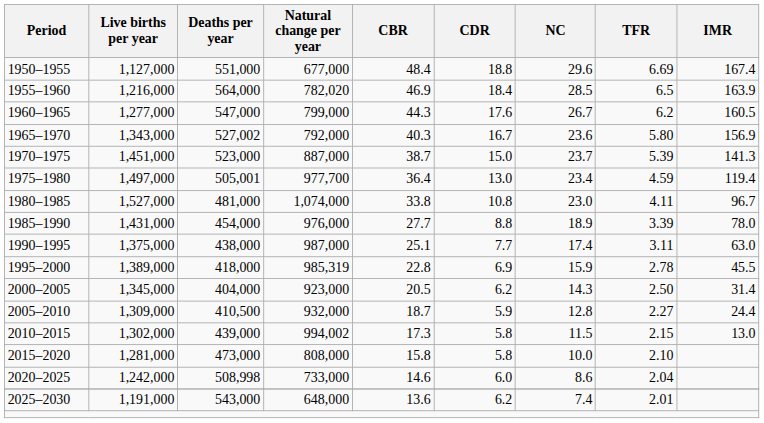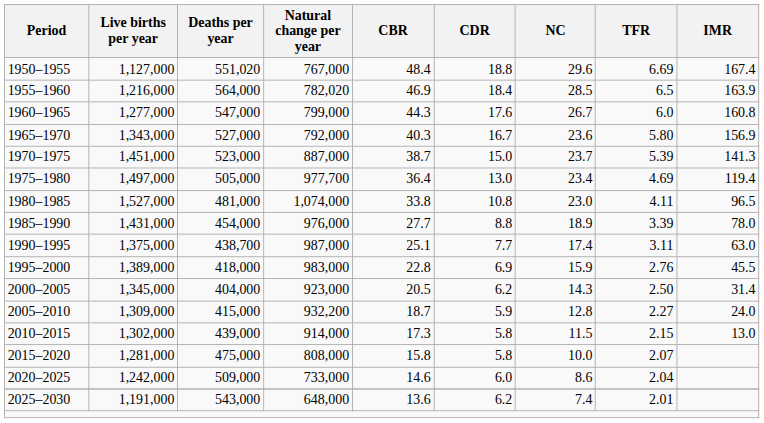(238, 68) 551,000 -> (238, 68) 551,020
(326, 68) 677,000 -> (326, 68) 767,000
(665, 113) 6.2 -> (665, 113) 6.0
(740, 113) 160.5 -> (740, 113) 160.8
(238, 135) 527,002 -> (238, 135) 527,000
(238, 179) 505,001 -> (238, 179) 505,000
(661, 179) 4.59 -> (661, 179) 4.69
(743, 201) 96.7 -> (743, 201) 96.5
(238, 245) 438,000 -> (238, 245) 438,700
(326, 267) 985,319 -> (326, 267) 983,000
(661, 267) 2.78 -> (661, 267) 2.76
(238, 311) 410,500 -> (238, 311) 415,000
(326, 311) 932,000 -> (326, 311) 932,200
(743, 311) 24.4 -> (743, 311) 24.0
(326, 333) 994,002 -> (326, 333) 914,000
(238, 355) 473,000 -> (238, 355) 475,000
(661, 355) 2.10 -> (661, 355) 2.07
(238, 378) 508,998 -> (238, 378) 509,000
